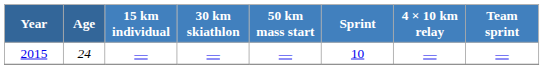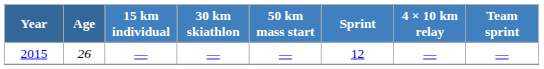(84, 53) 24 -> (84, 53) 26
(358, 53) 10 -> (358, 53) 12
